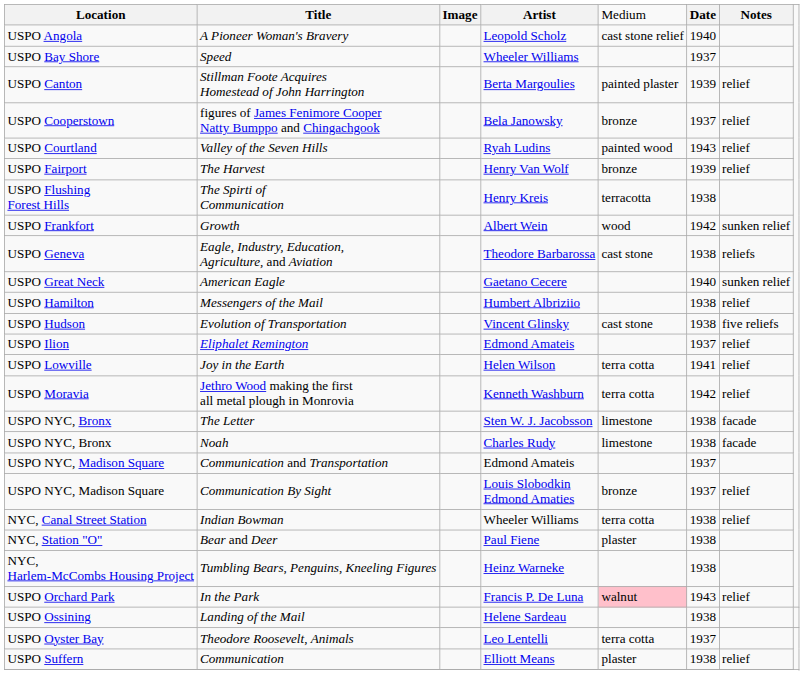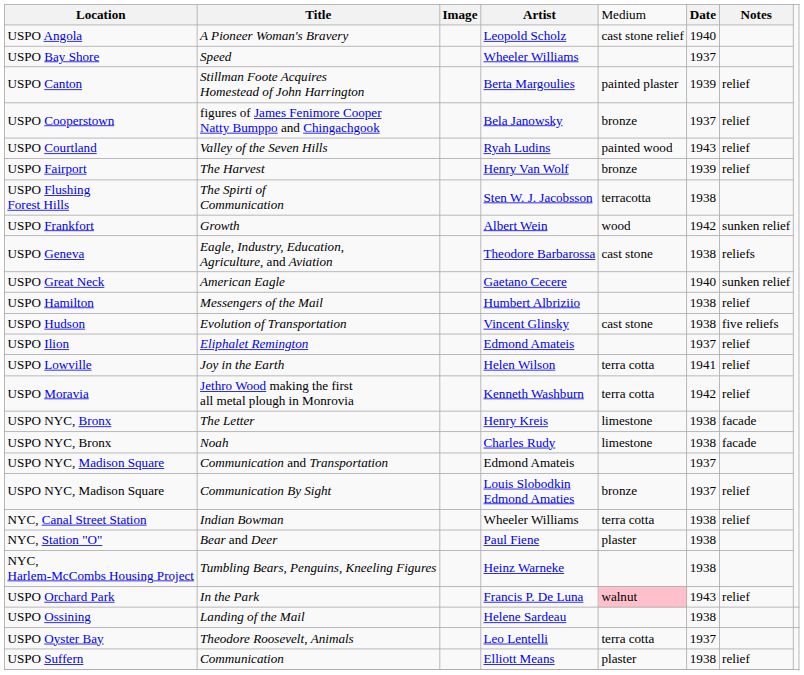(516, 197) Henry Kreis -> (538, 197) Sten W. J. Jacobsson
(538, 421) Sten W. J. Jacobsson -> (516, 421) Henry Kreis
